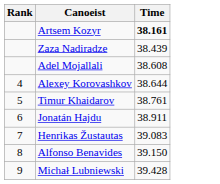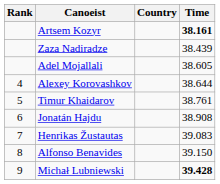+ column: (157, 13)
(152, 65) 38.608 -> (197, 65) 38.605
(152, 118) 38.911 -> (197, 118) 38.908
(152, 170) normal -> (197, 170) bold
